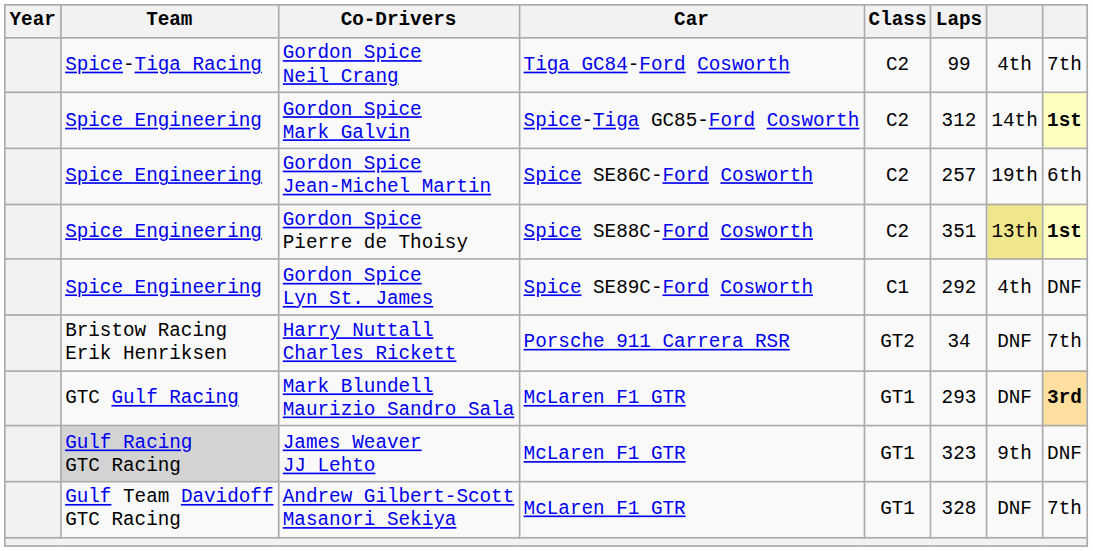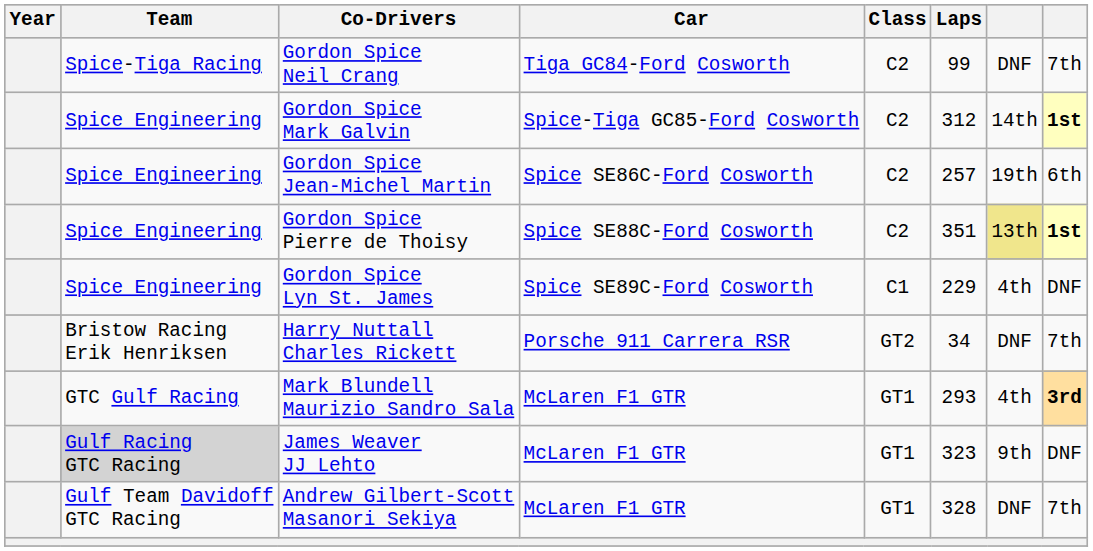(1015, 65) 4th -> (1015, 65) DNF
(959, 287) 292 -> (959, 287) 229
(1015, 398) DNF -> (1015, 398) 4th
